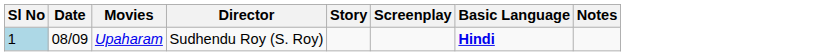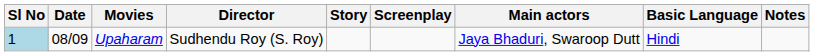+ column: (549, 16)
(477, 39) bold -> (663, 39) normal
